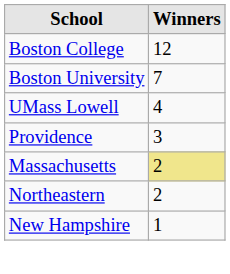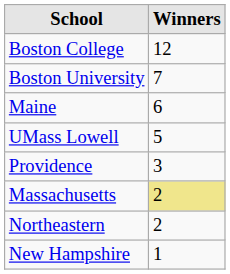+ row: (33, 107)
(158, 107) 4 -> (158, 136) 5
